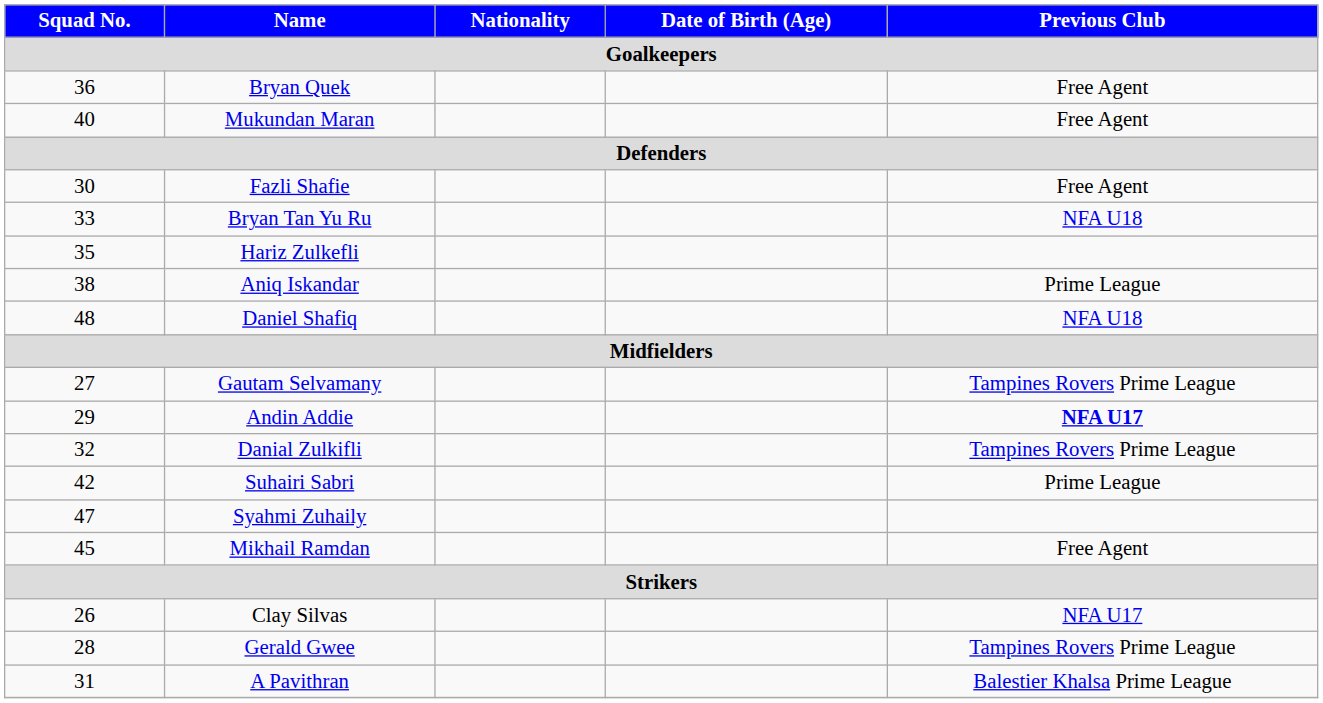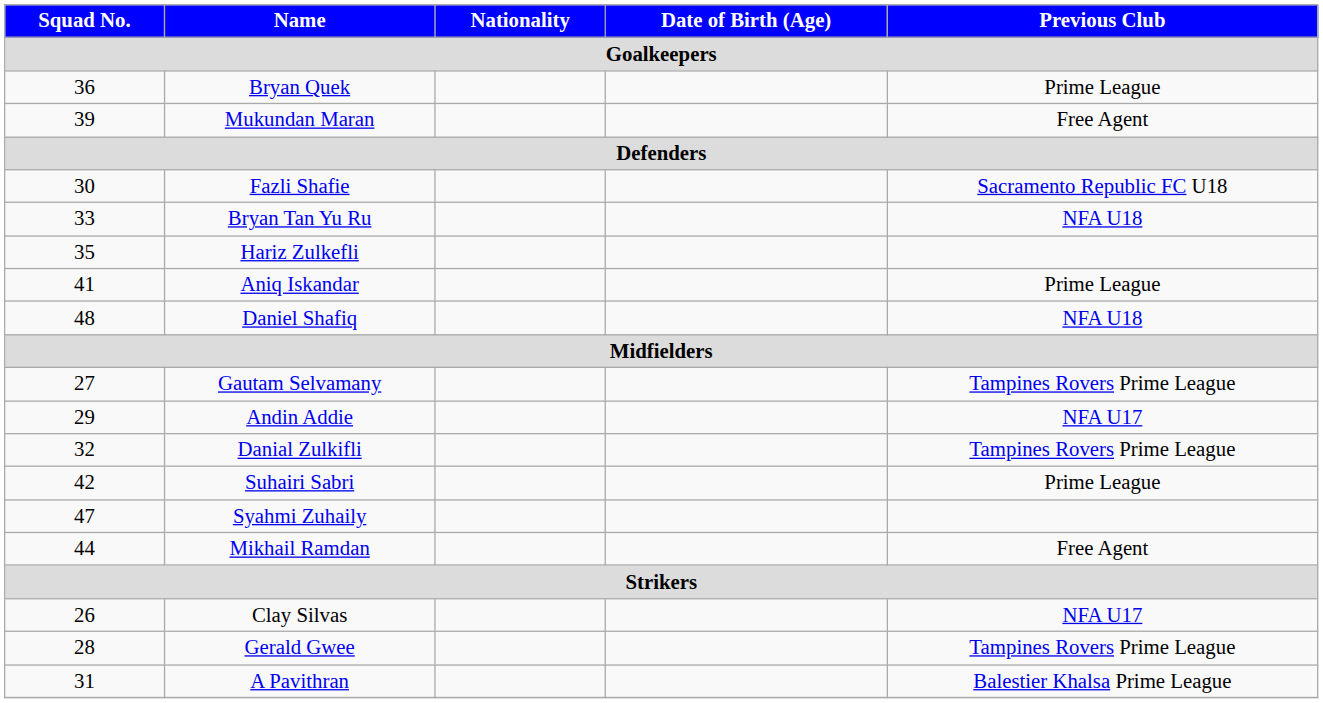(1102, 86) Free Agent -> (1102, 86) Prime League
(84, 119) 40 -> (84, 119) 39
(1102, 185) Free Agent -> (1102, 185) Sacramento Republic FC U18
(84, 284) 38 -> (84, 284) 41
(1102, 416) bold -> (1102, 416) normal
(84, 548) 45 -> (84, 548) 44
